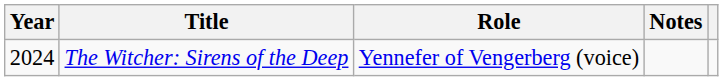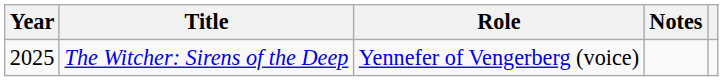(32, 57) 2024 -> (32, 57) 2025
